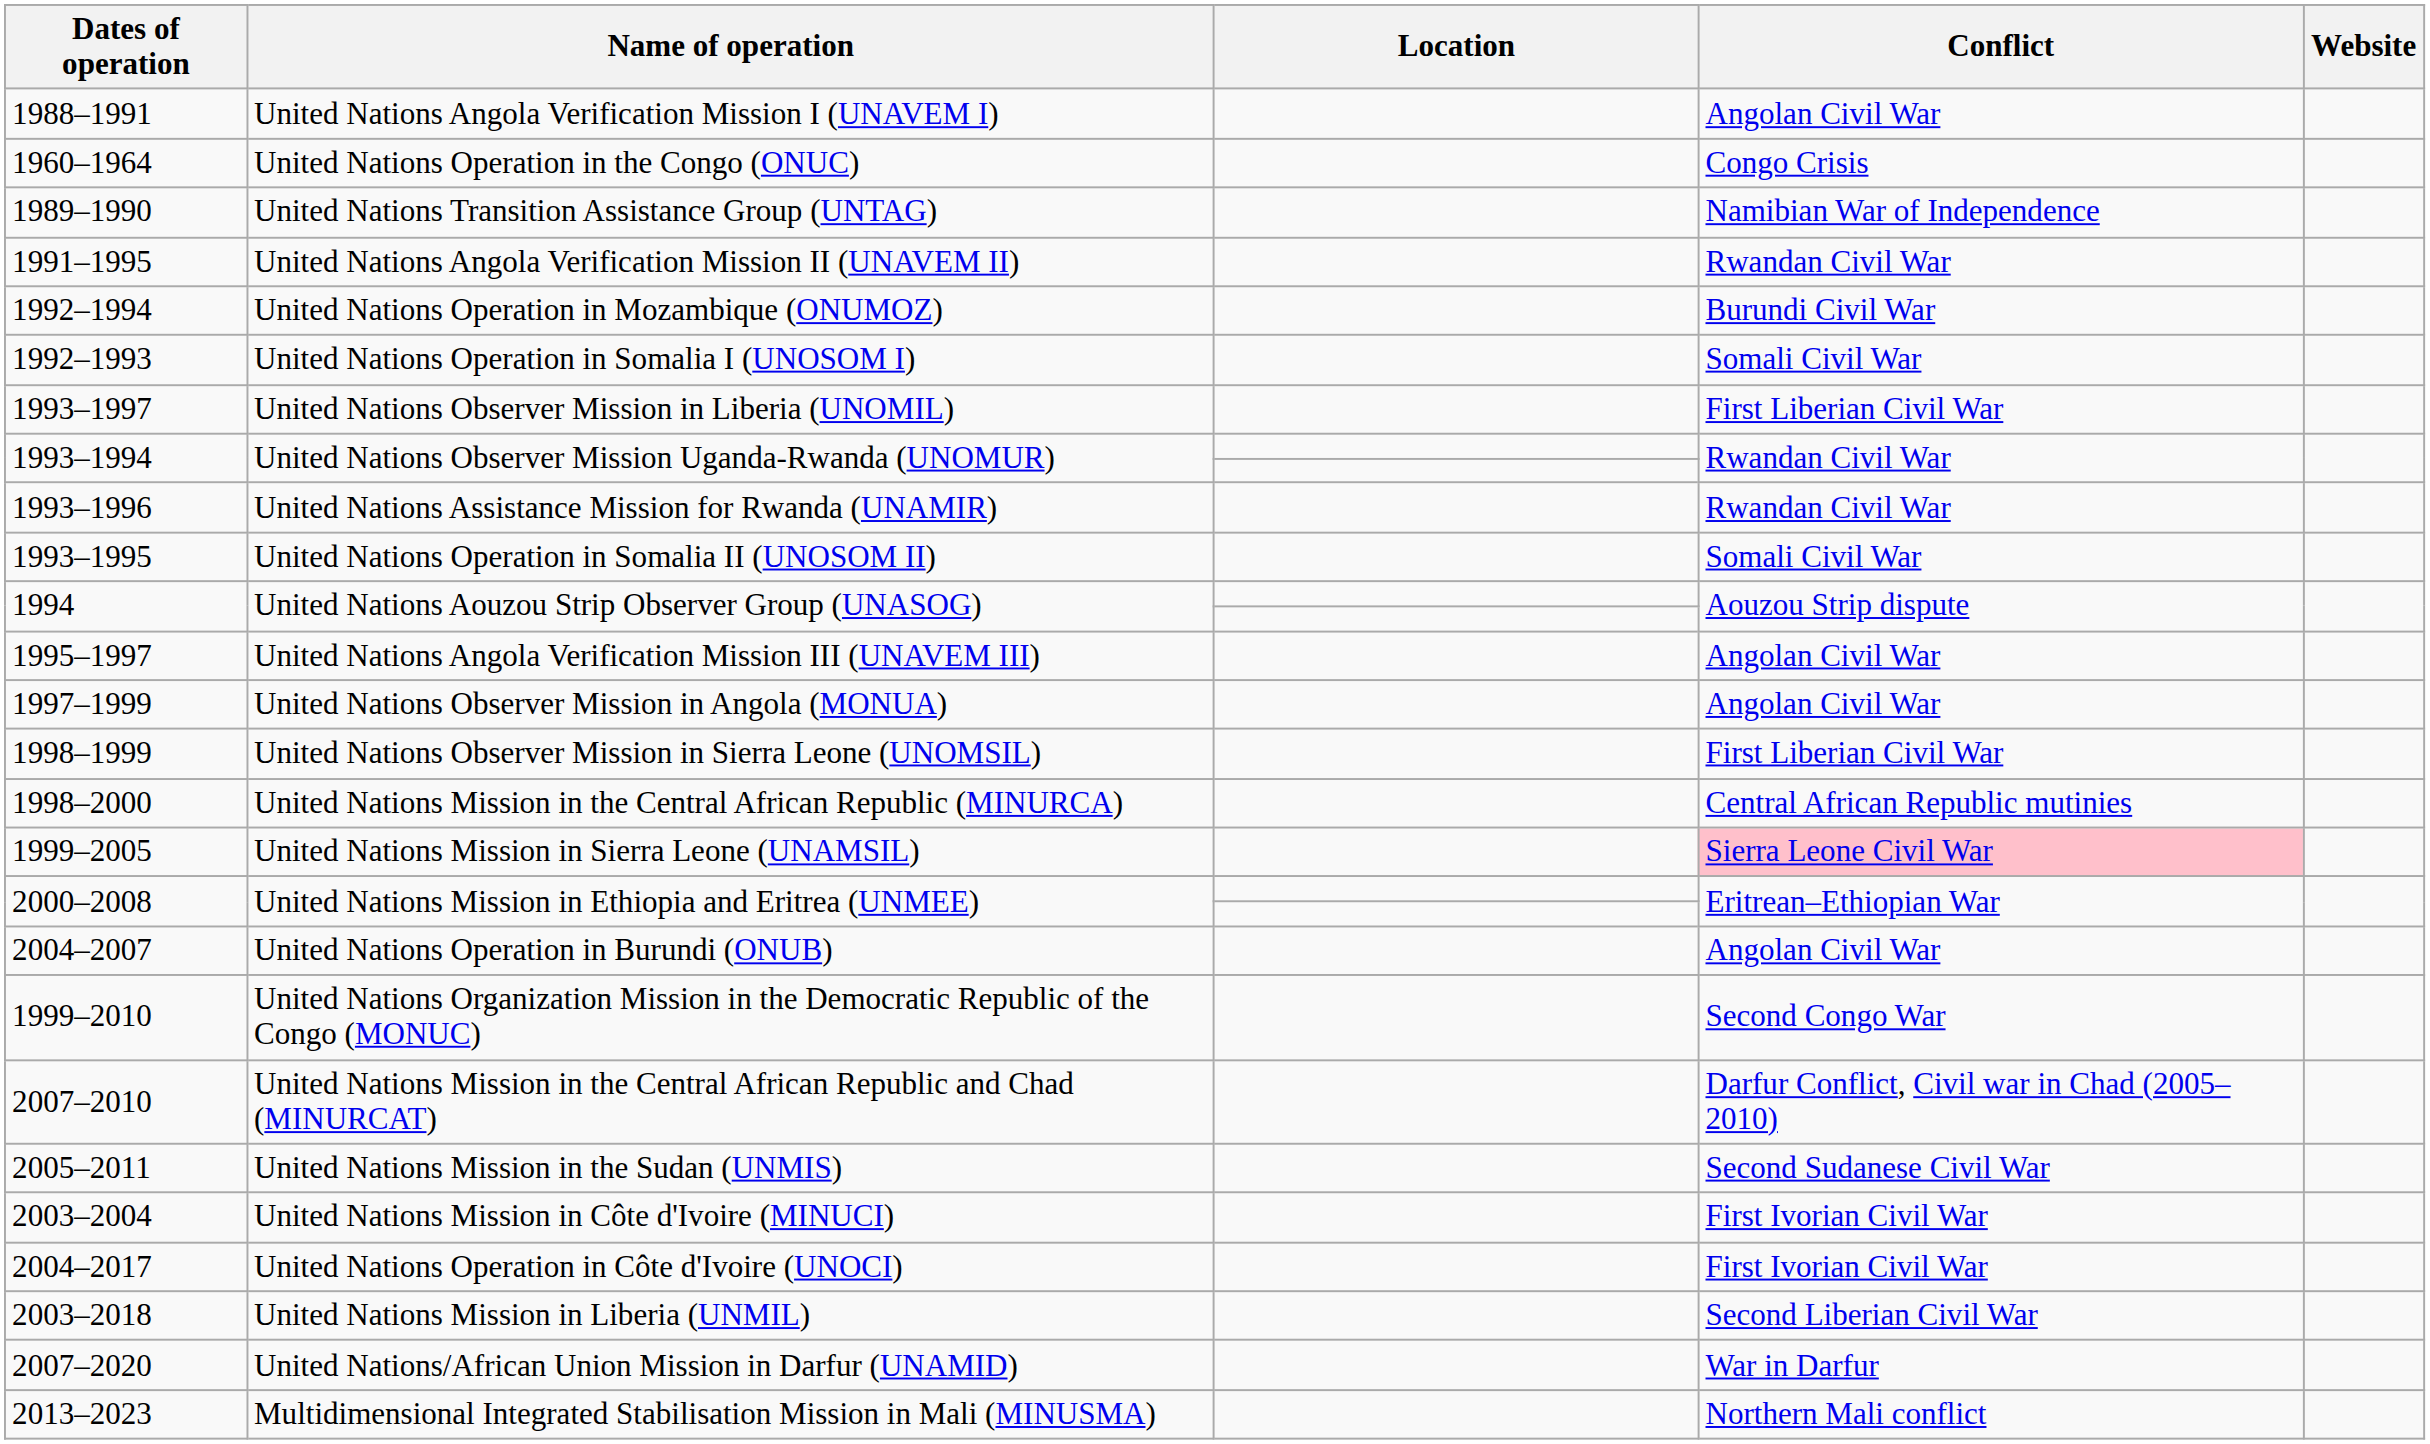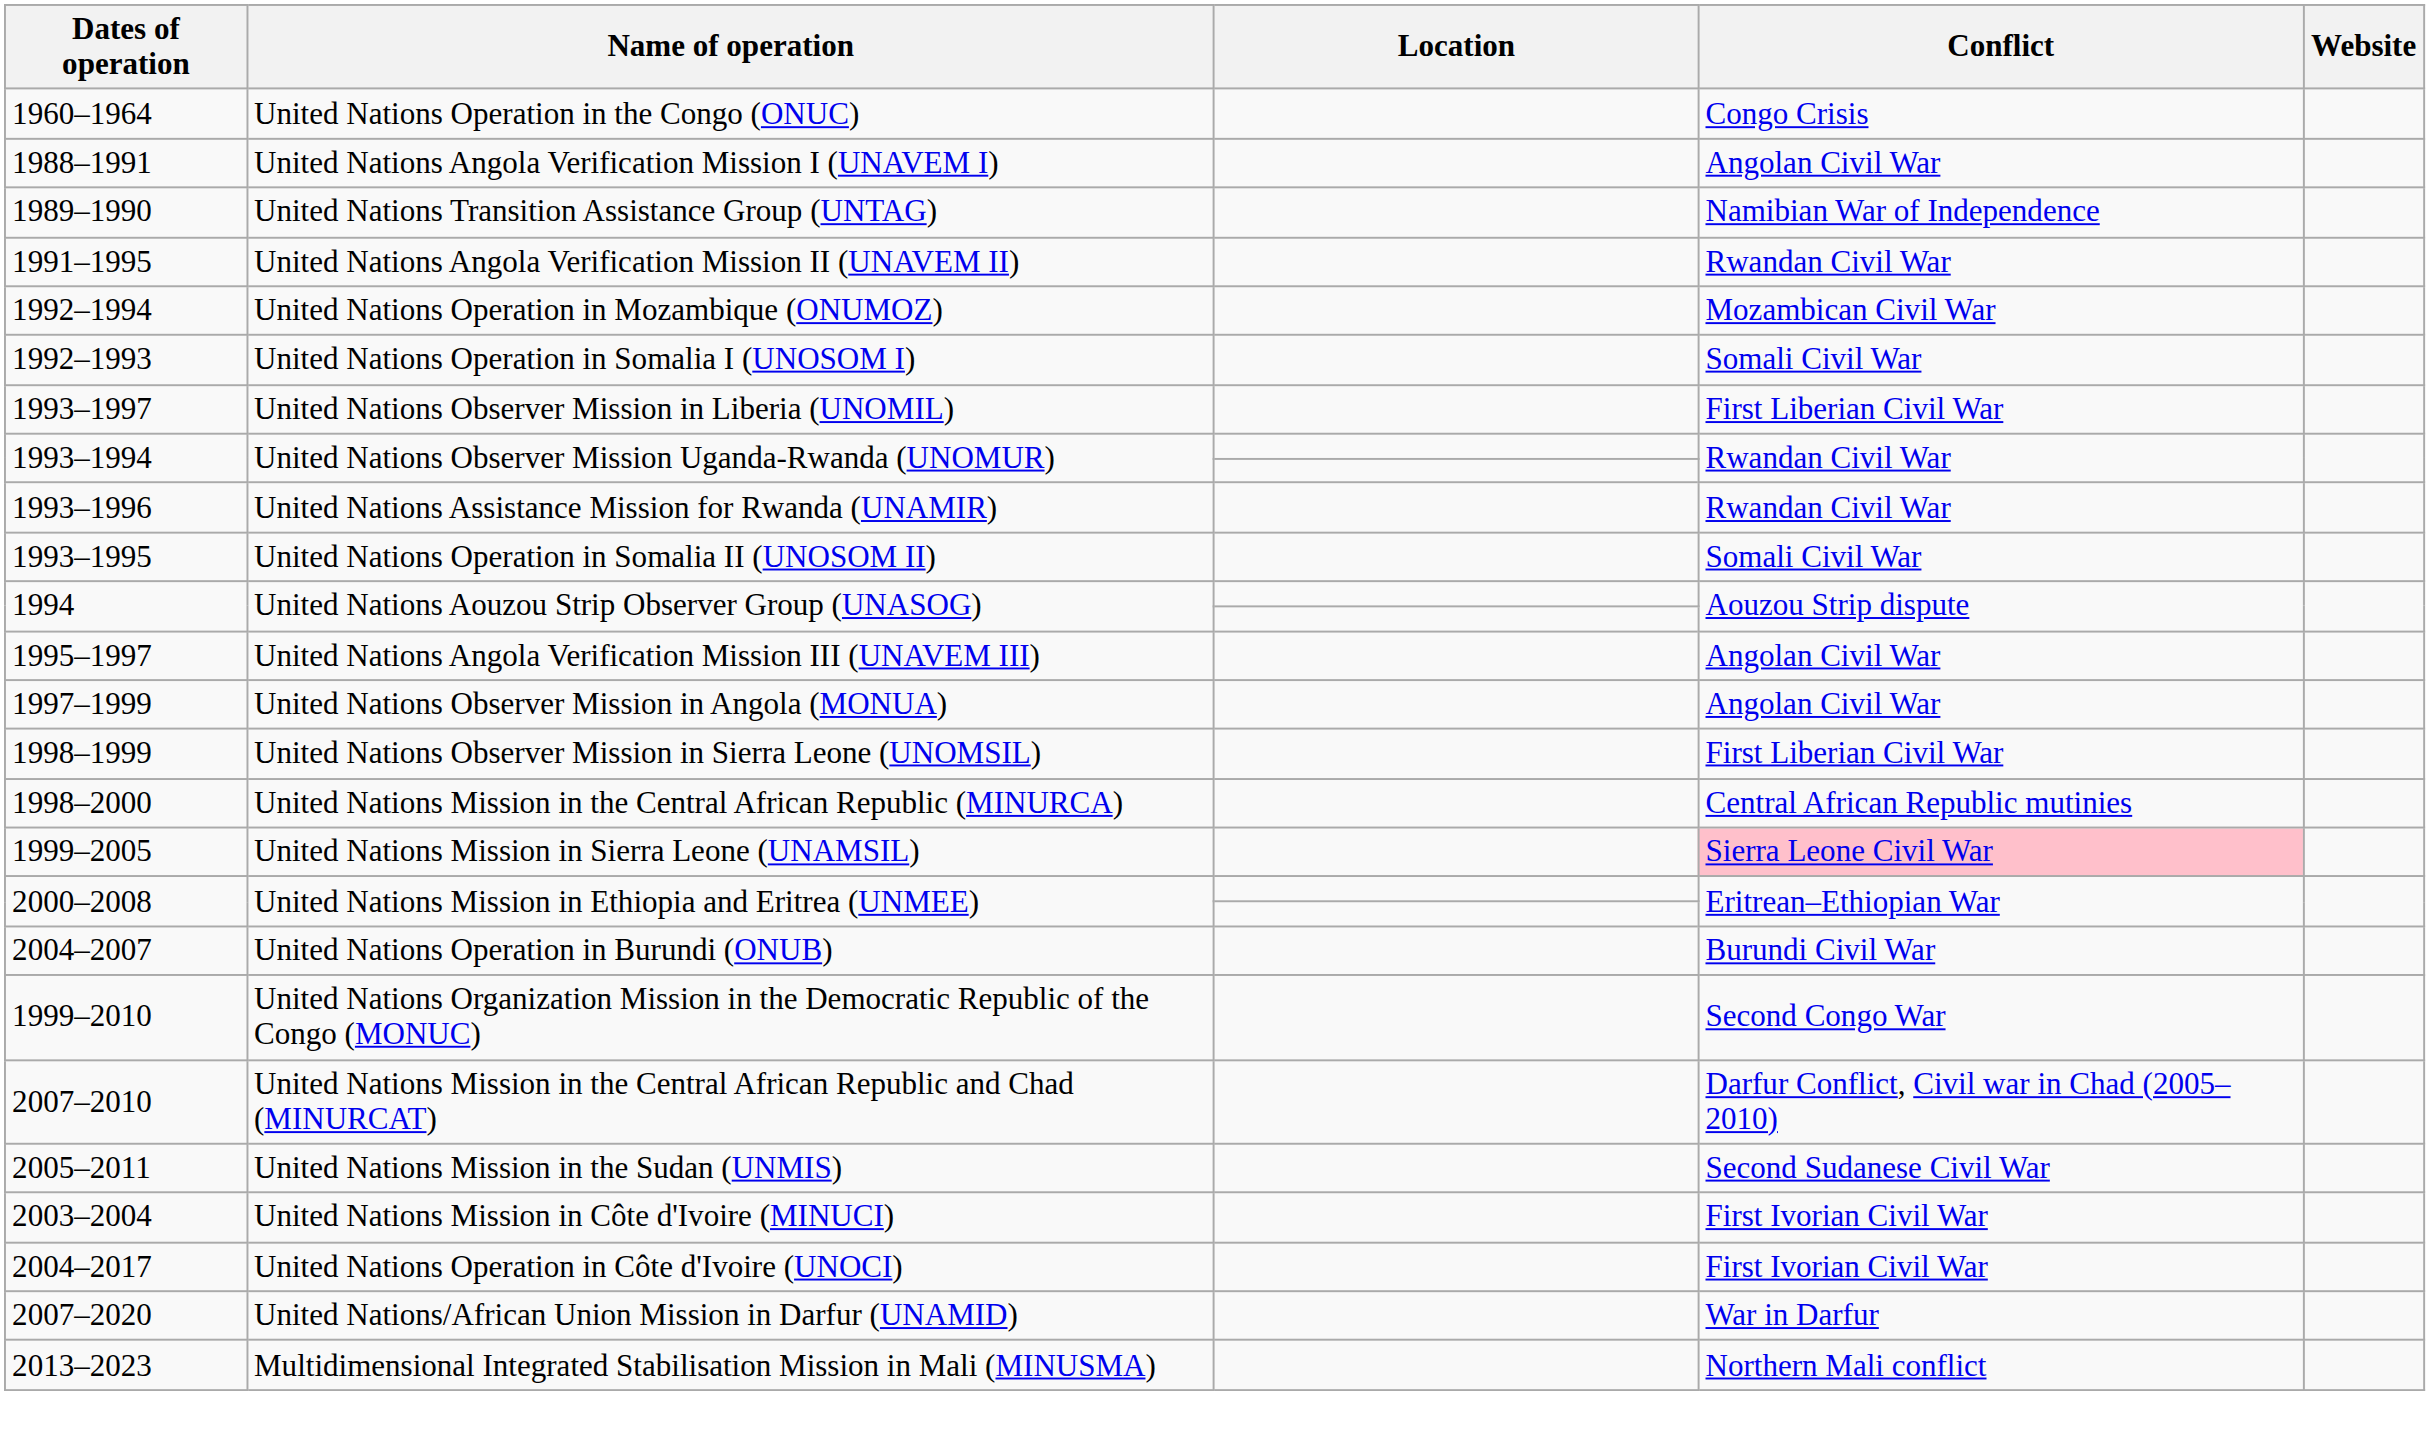rows swapped: (82, 162) <-> (82, 113)
(1820, 310) Burundi Civil War -> (1851, 310) Mozambican Civil War
(1823, 950) Angolan Civil War -> (1820, 950) Burundi Civil War
- row: (82, 1315)
